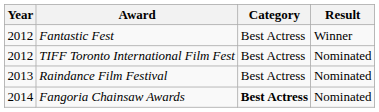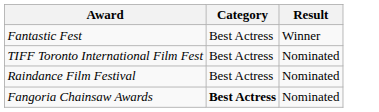- column: (20, 14)
